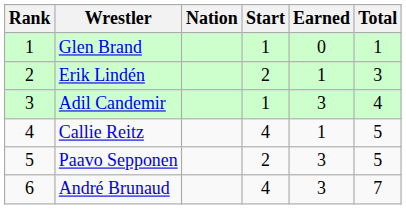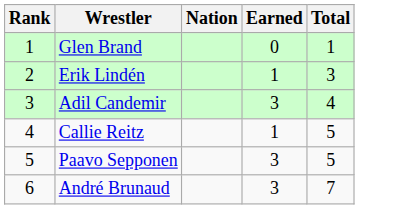- column: (265, 18)
